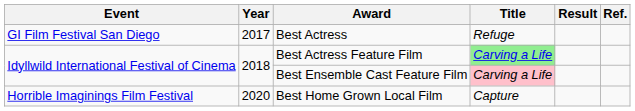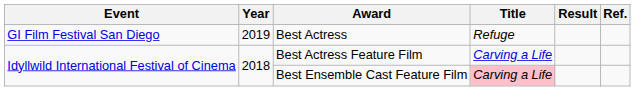(256, 34) 2017 -> (256, 34) 2019
(513, 55) lightgreen background -> (513, 55) no background
- row: (359, 95)
